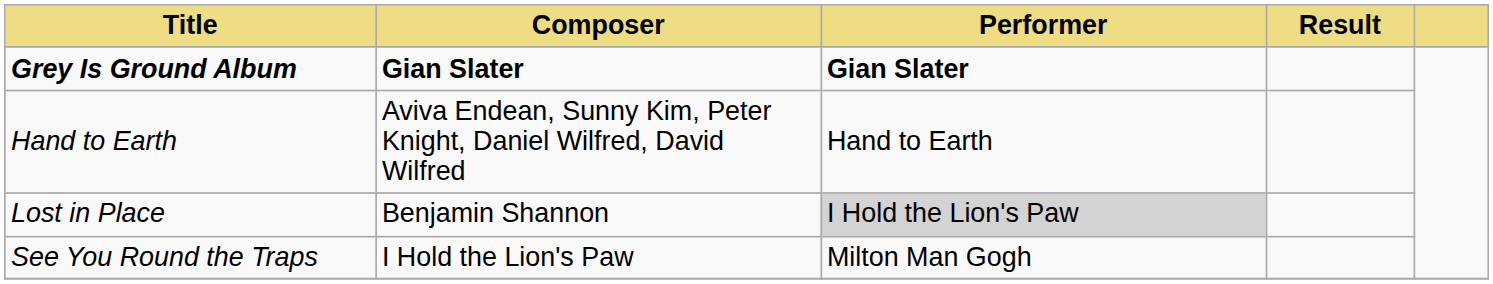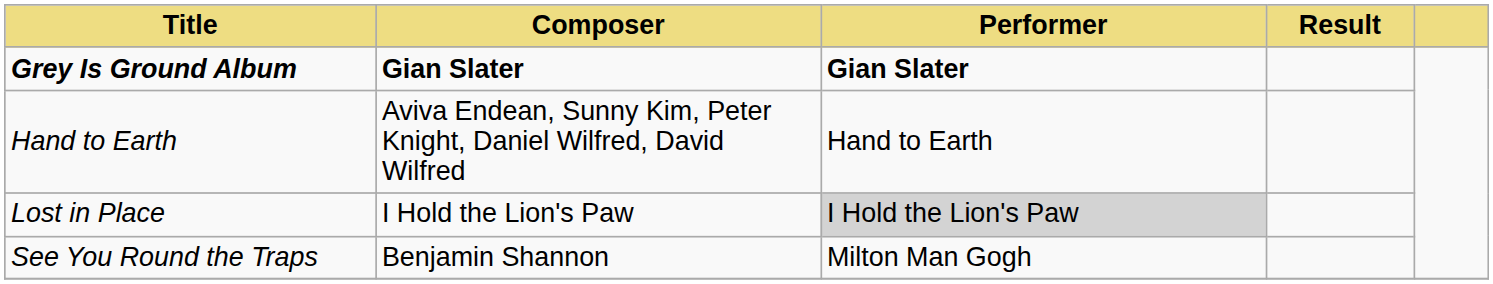(495, 214) Benjamin Shannon -> (508, 214) I Hold the Lion's Paw
(508, 256) I Hold the Lion's Paw -> (495, 256) Benjamin Shannon
